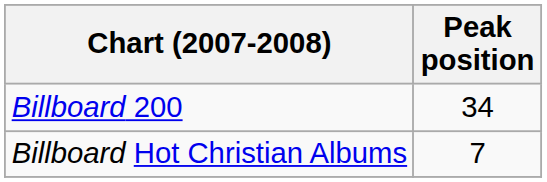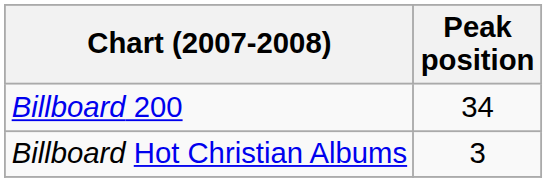(478, 153) 7 -> (478, 153) 3
